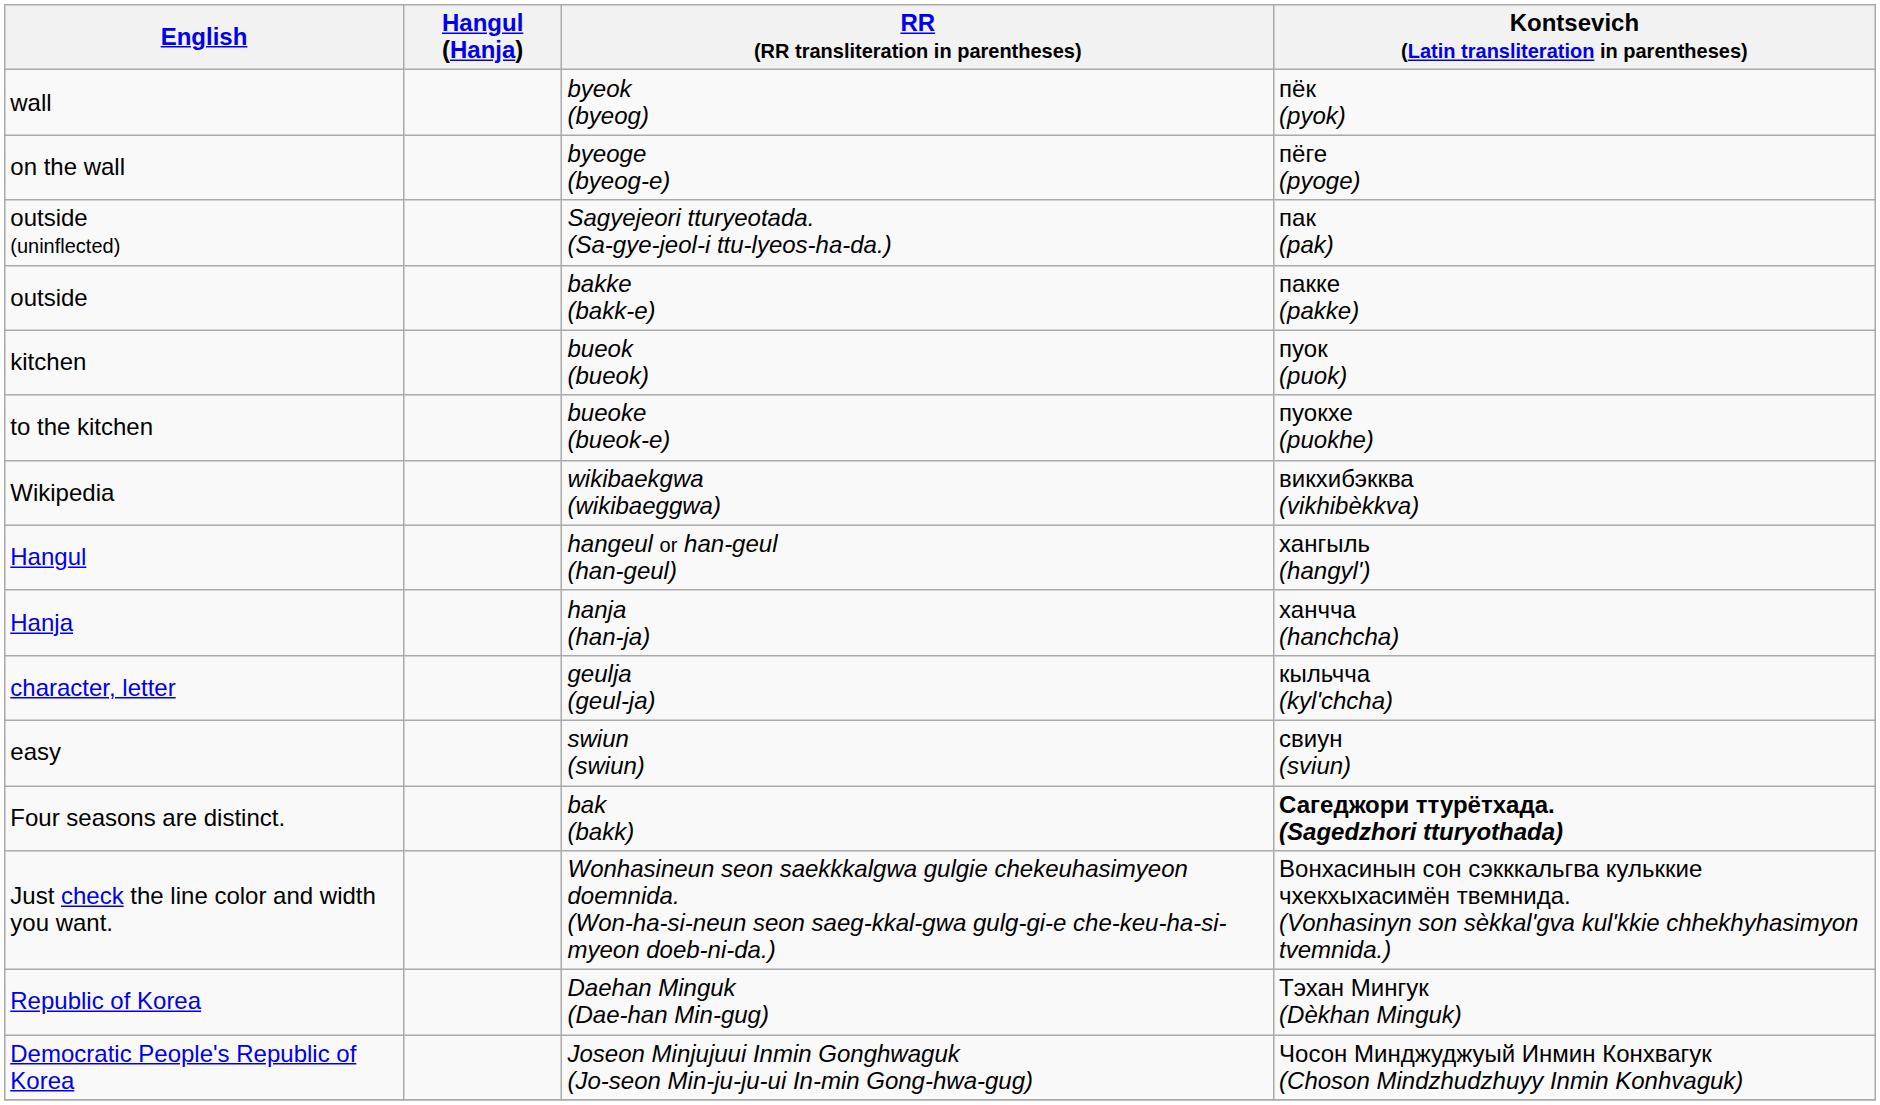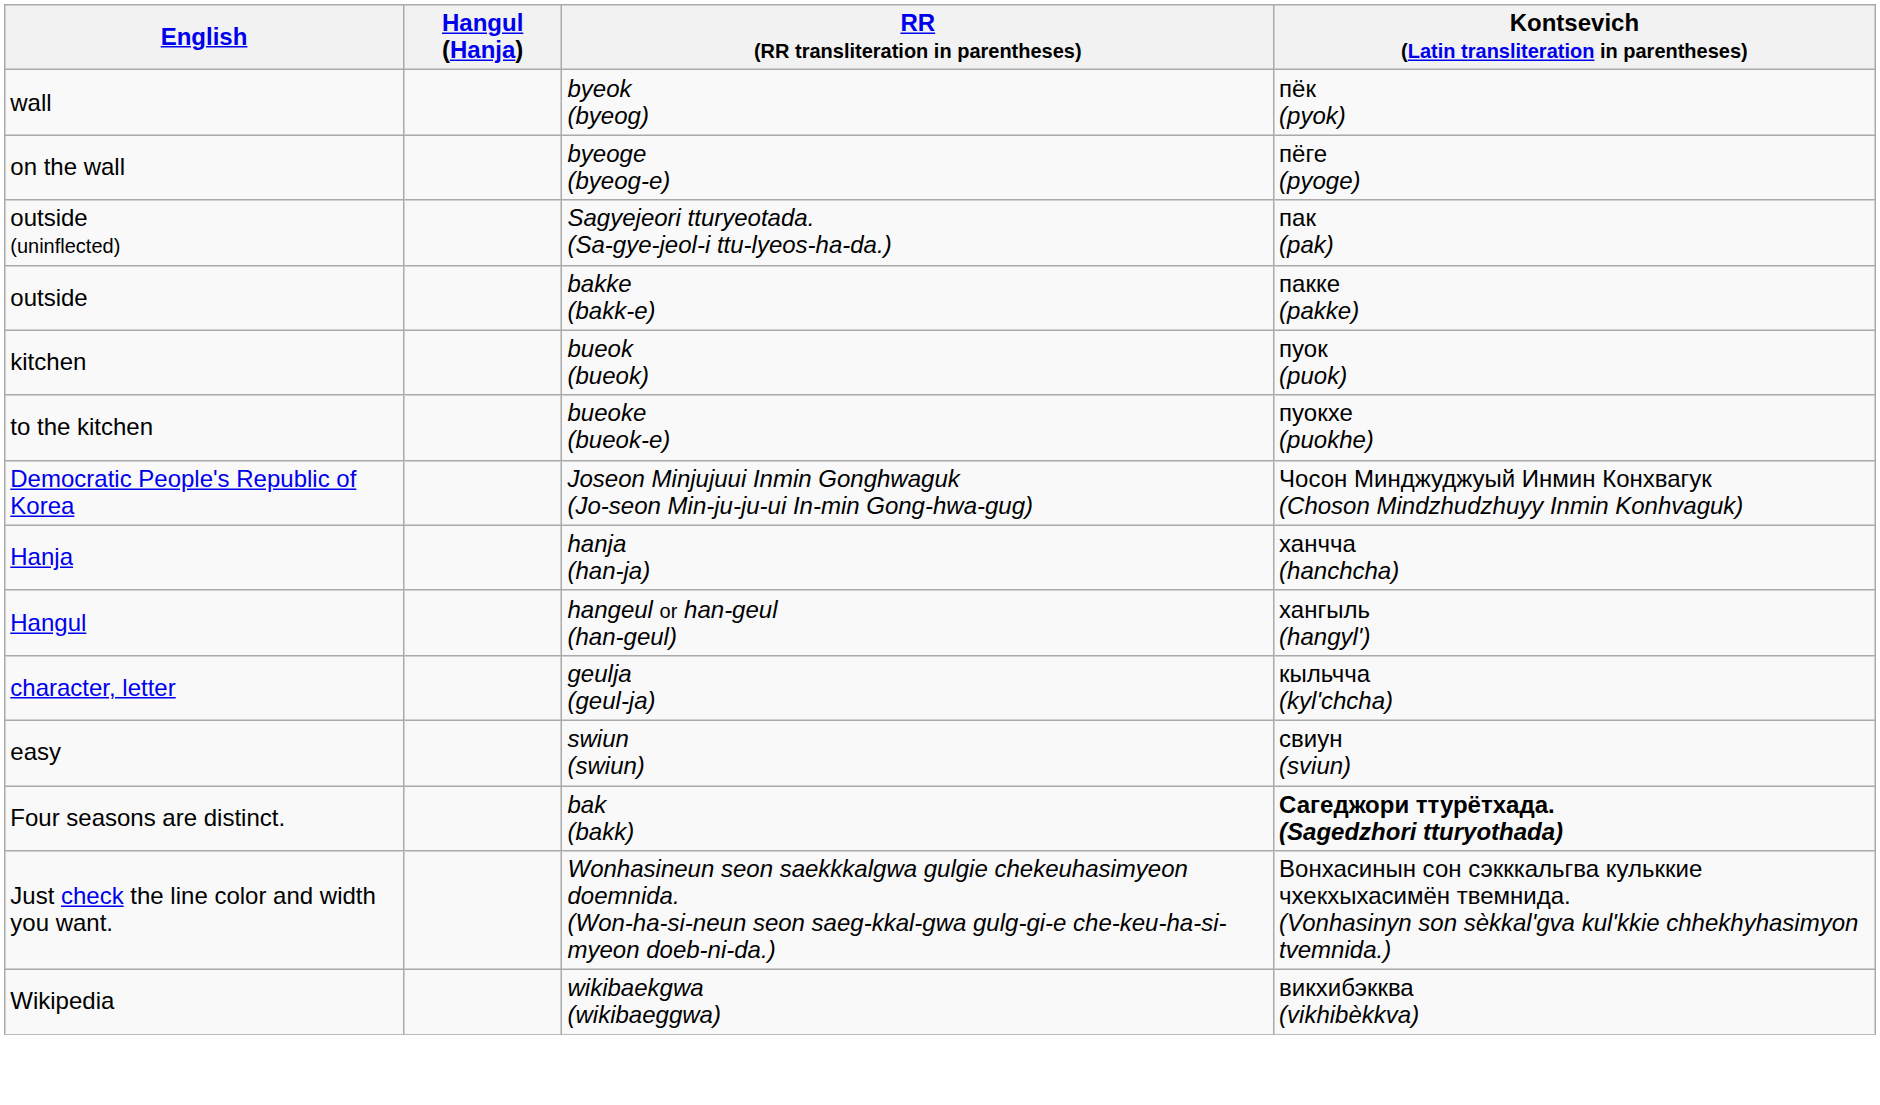rows swapped: (62, 492) <-> (183, 1066)
rows swapped: (48, 557) <-> (42, 622)
- row: (106, 1001)
